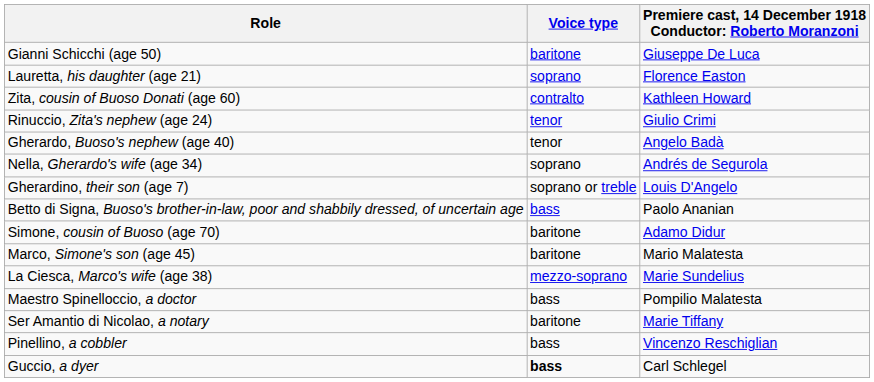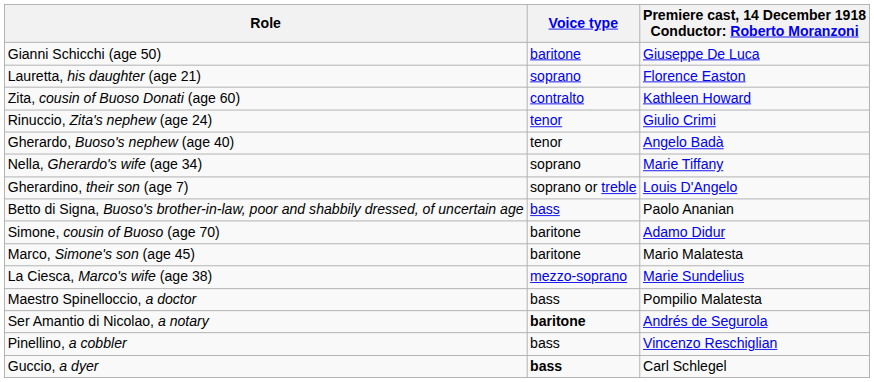(705, 165) Andrés de Segurola -> (683, 165) Marie Tiffany
(556, 321) normal -> (558, 321) bold
(683, 321) Marie Tiffany -> (705, 321) Andrés de Segurola
